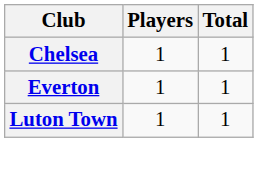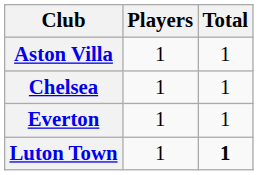+ row: (64, 53)
(225, 119) normal -> (225, 152) bold
